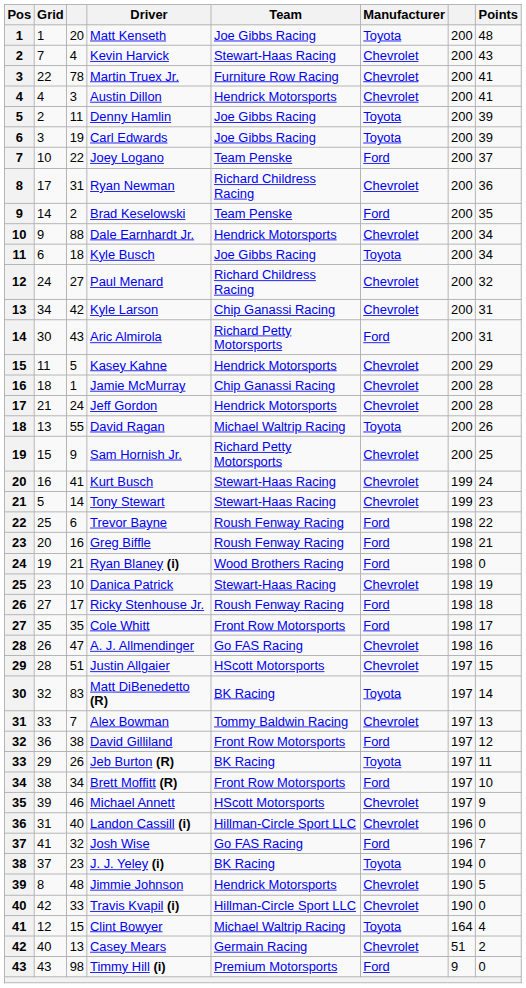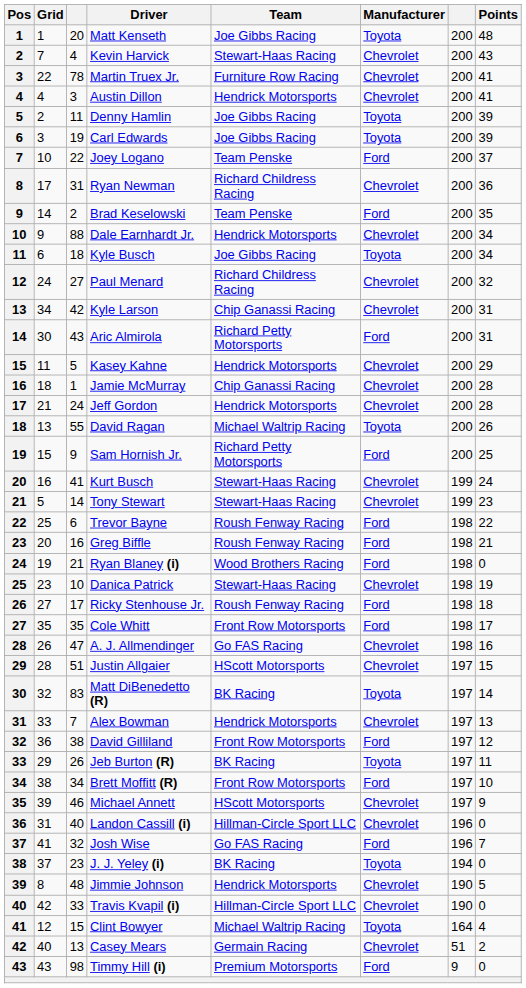(391, 454) Chevrolet -> (377, 454) Ford
(281, 721) Tommy Baldwin Racing -> (275, 721) Hendrick Motorsports
